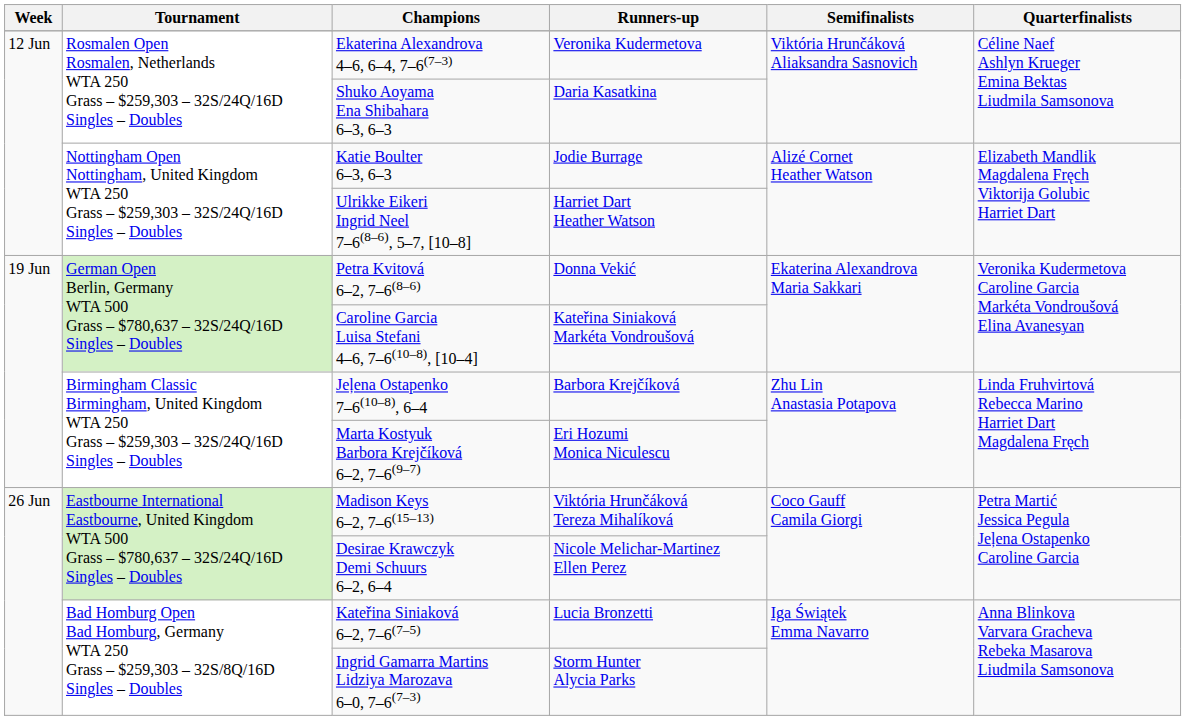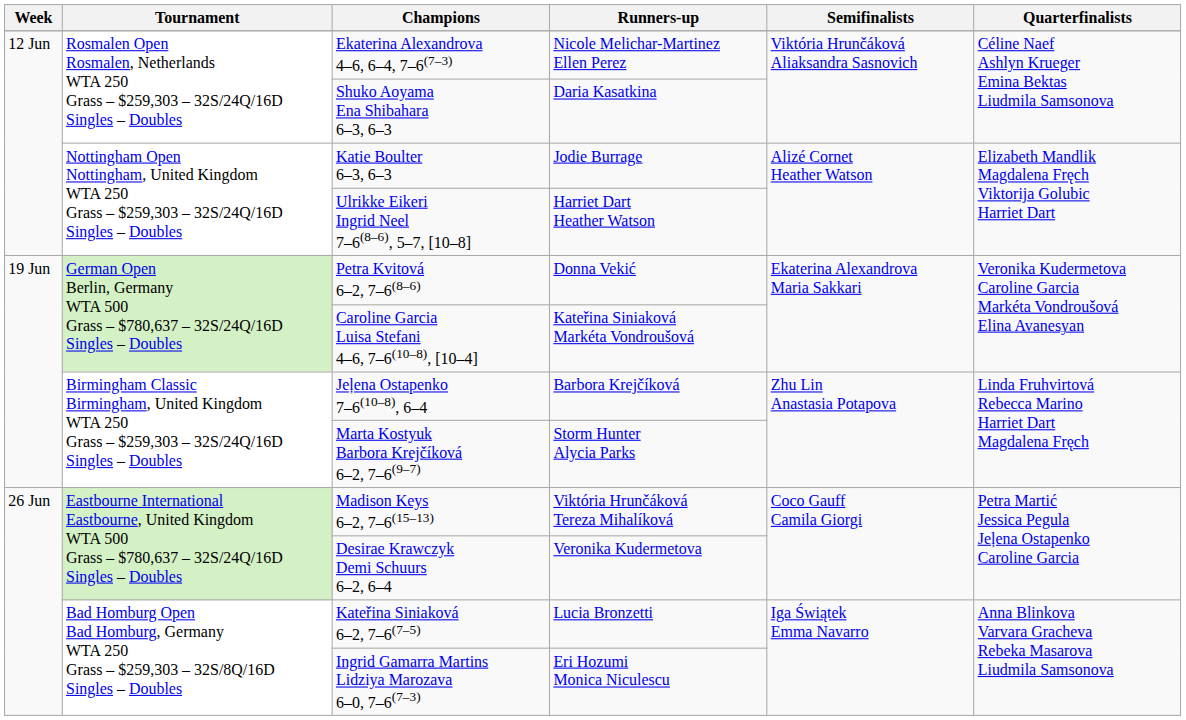(628, 44) Veronika Kudermetova -> (637, 53) Nicole Melichar-Martinez Ellen Perez
(612, 442) Eri Hozumi Monica Niculescu -> (597, 442) Storm Hunter Alycia Parks
(637, 558) Nicole Melichar-Martinez Ellen Perez -> (628, 549) Veronika Kudermetova
(597, 671) Storm Hunter Alycia Parks -> (612, 671) Eri Hozumi Monica Niculescu
